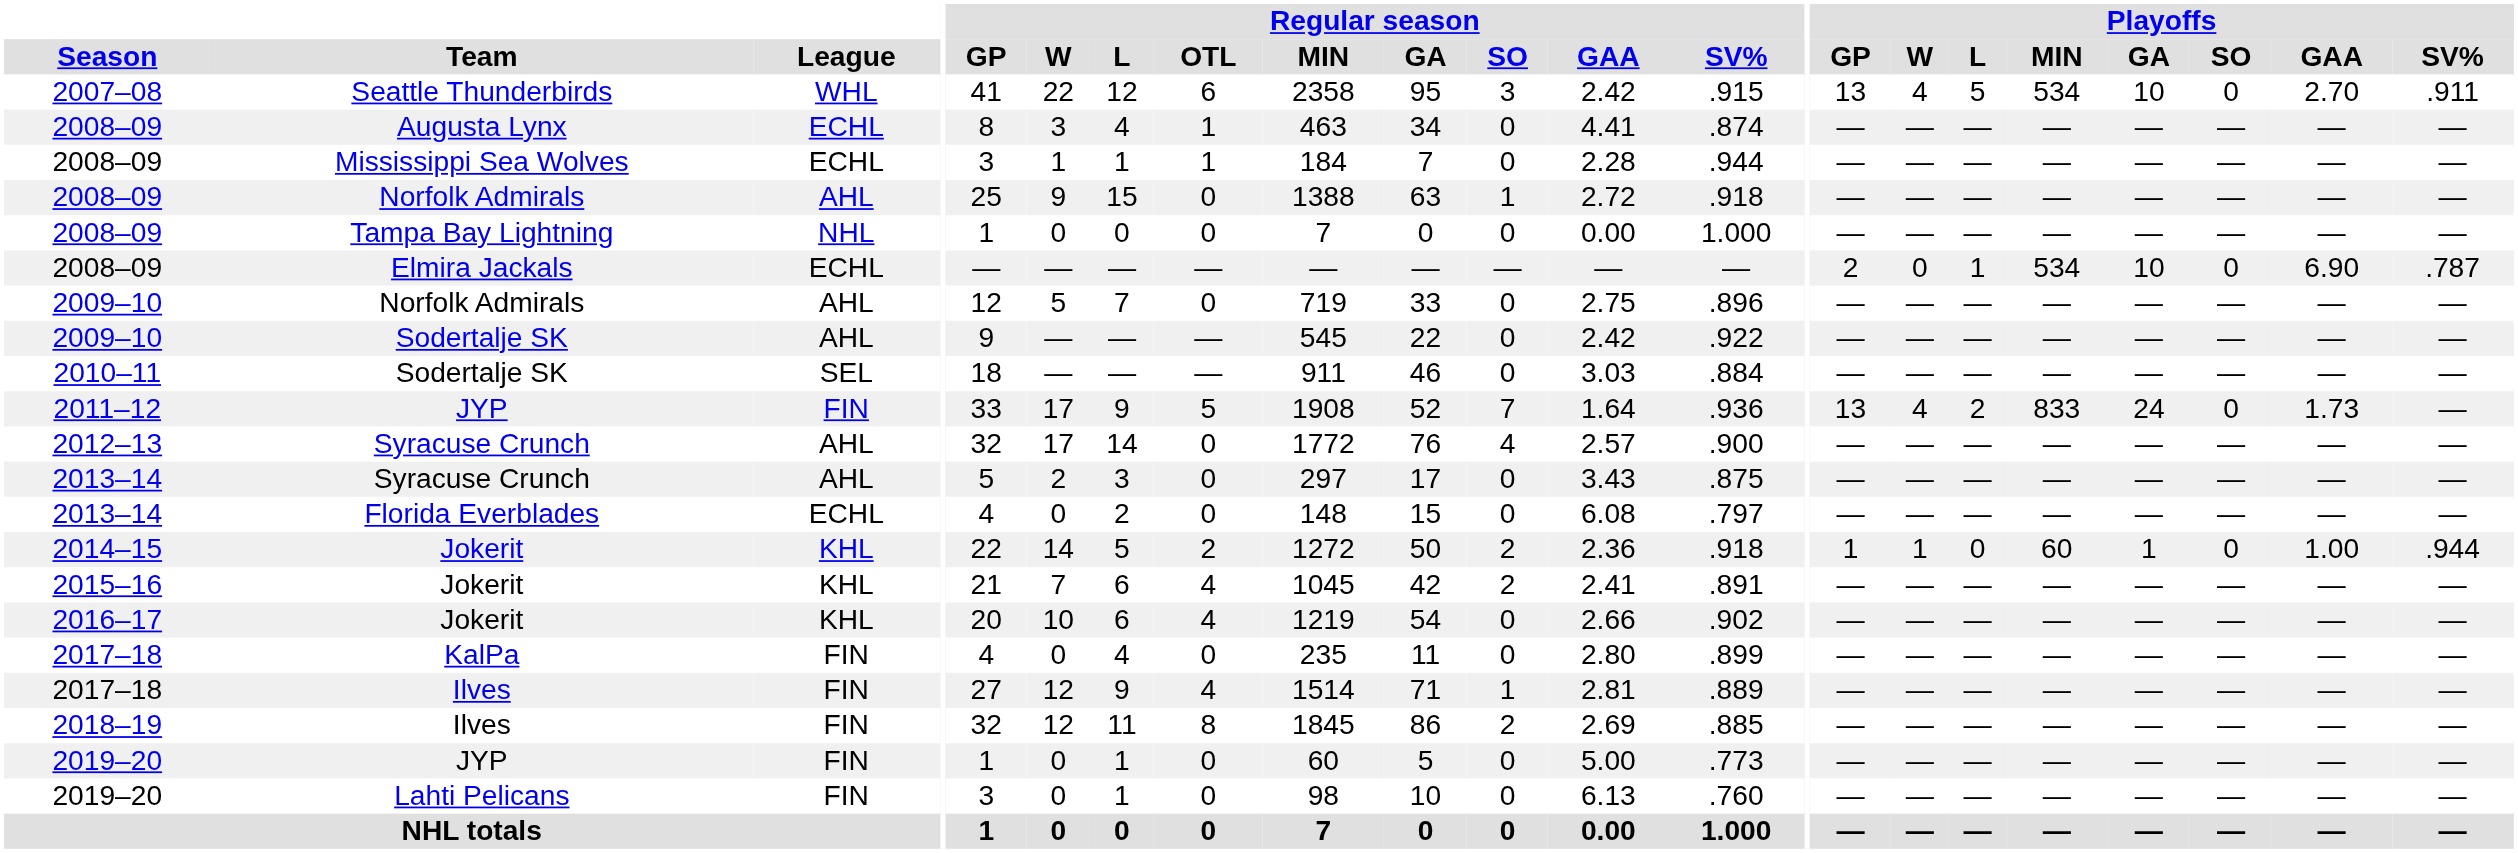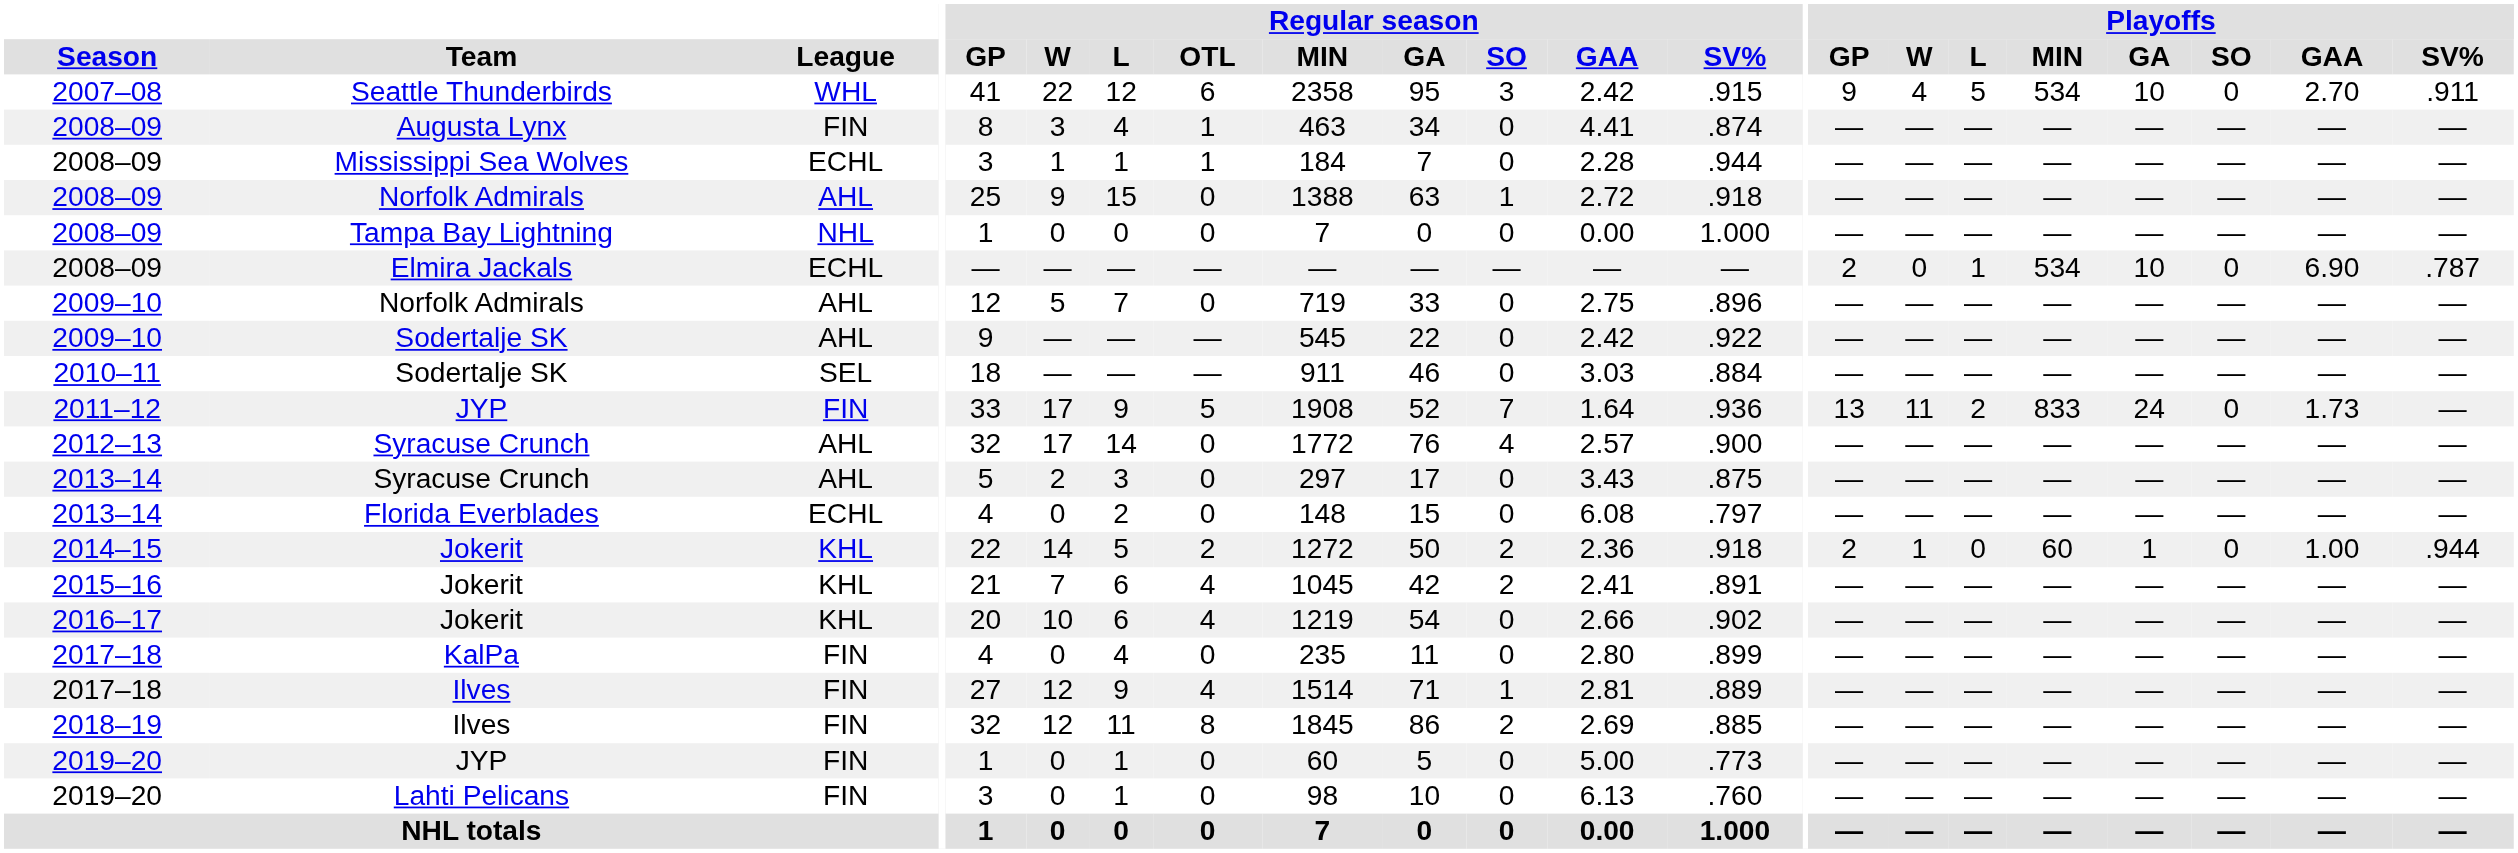(1851, 91) 13 -> (1849, 91) 9
(846, 126) ECHL -> (846, 126) FIN
(1920, 408) 4 -> (1919, 408) 11
(1850, 549) 1 -> (1849, 549) 2
